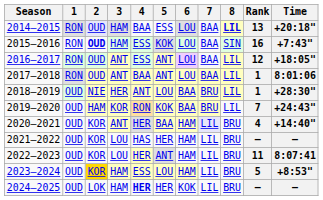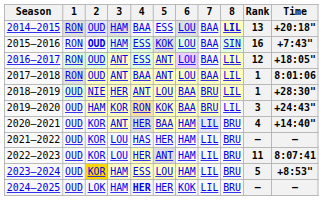(258, 108) 7 -> (258, 108) 3
